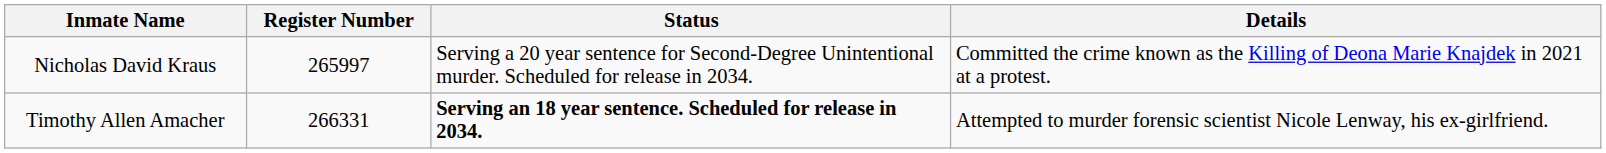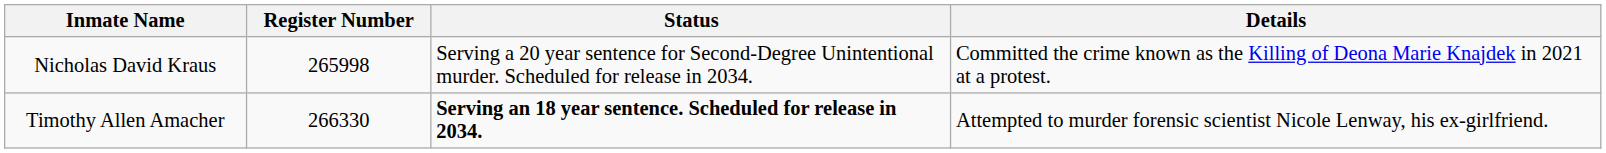(339, 64) 265997 -> (339, 64) 265998
(339, 120) 266331 -> (339, 120) 266330
